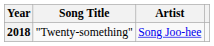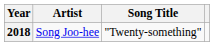columns swapped: (84, 13) <-> (170, 13)
